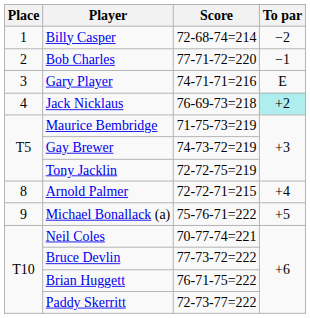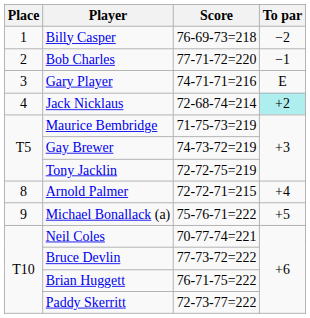(217, 37) 72-68-74=214 -> (217, 37) 76-69-73=218
(217, 103) 76-69-73=218 -> (217, 103) 72-68-74=214
